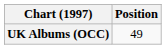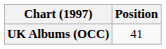(136, 34) 49 -> (136, 34) 41
